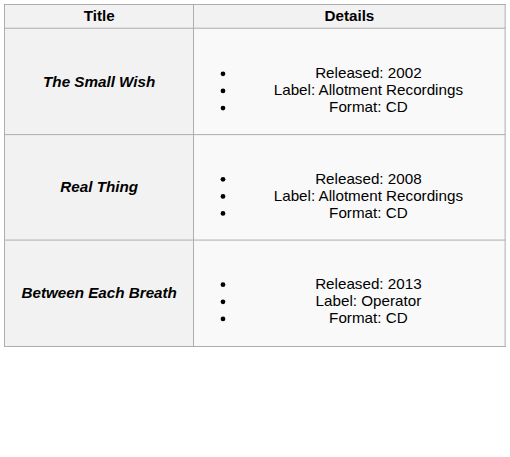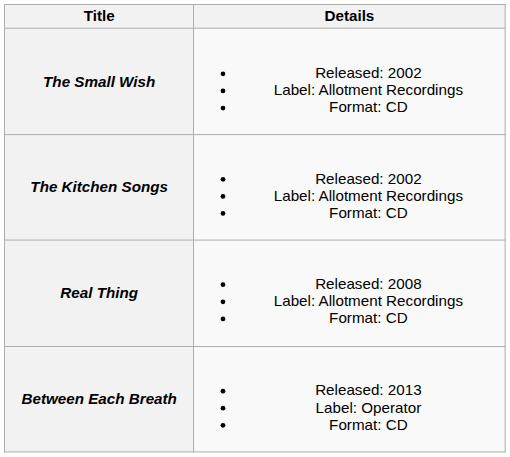+ row: (99, 187)
